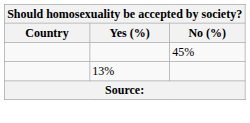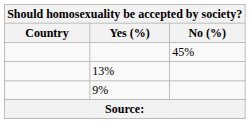+ row: (100, 90)
